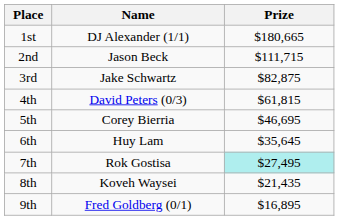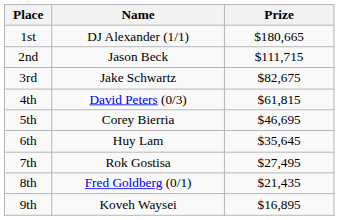(279, 78) $82,875 -> (279, 78) $82,675
(279, 162) paleturquoise background -> (279, 162) no background
(138, 183) Koveh Waysei -> (138, 183) Fred Goldberg (0/1)
(138, 204) Fred Goldberg (0/1) -> (138, 204) Koveh Waysei
